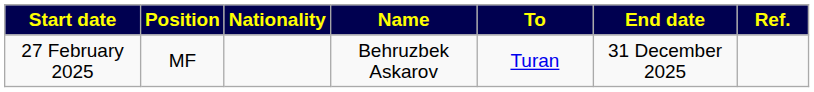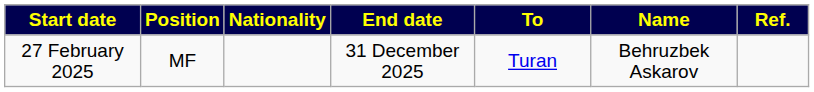columns swapped: (404, 20) <-> (665, 20)
